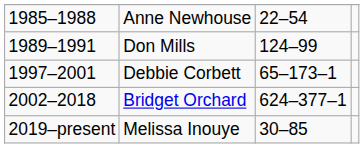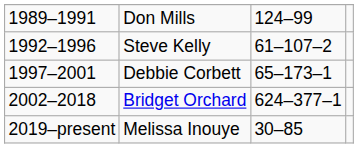- row: (187, 18)
+ row: (167, 45)
